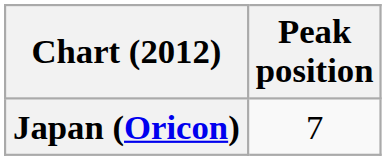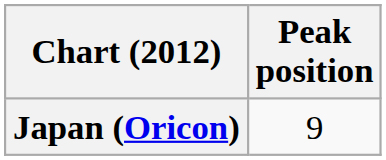(315, 126) 7 -> (315, 126) 9
